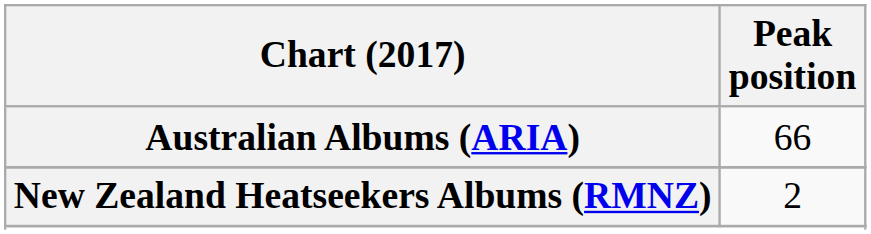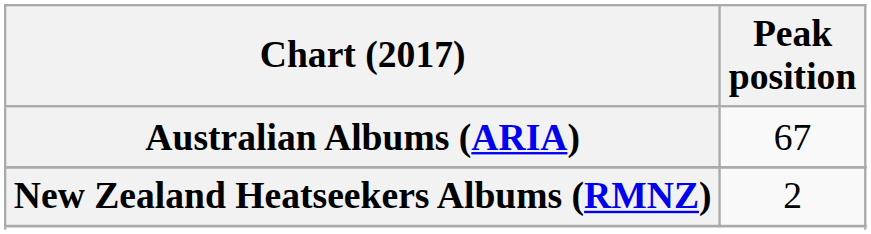(793, 136) 66 -> (793, 136) 67
